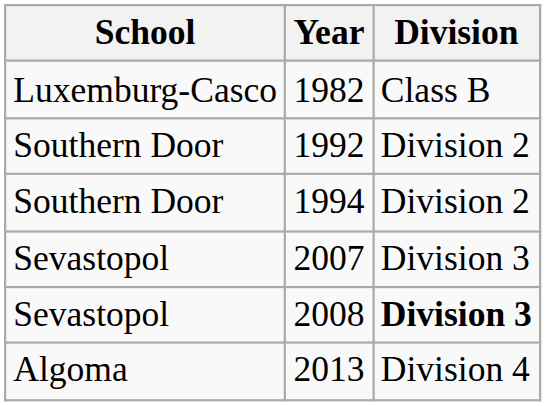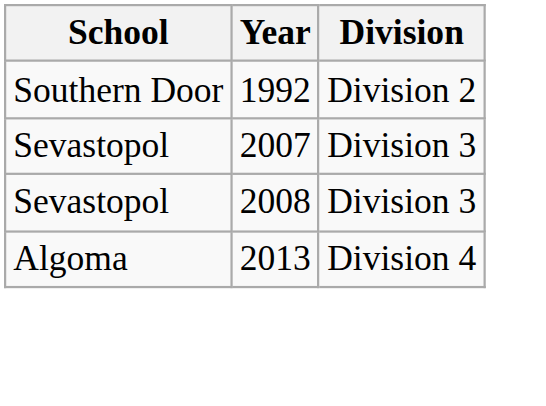- row: (329, 88)
- row: (329, 201)
(456, 314) bold -> (402, 201) normal
